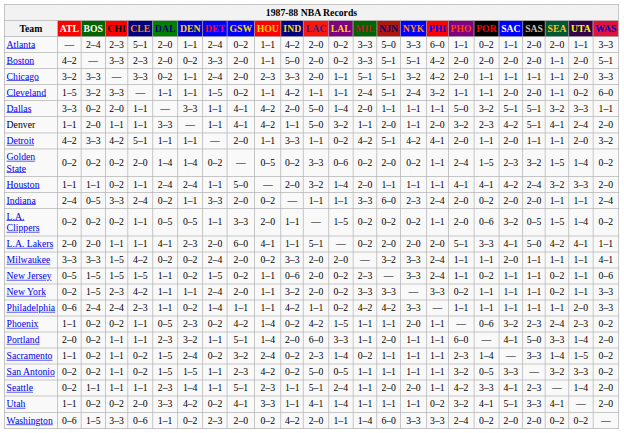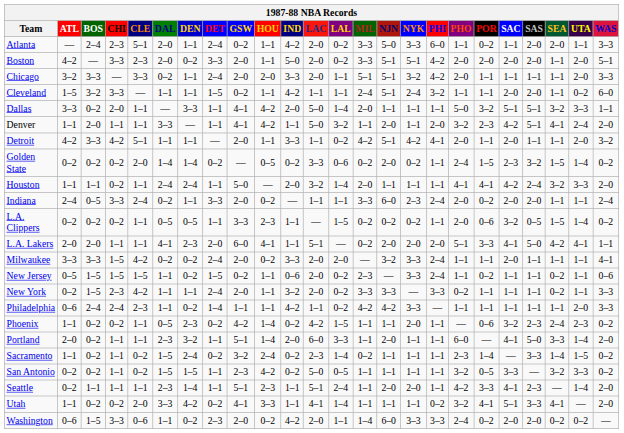(268, 76) 2–3 -> (268, 76) 2–0
(268, 222) 2–0 -> (268, 222) 2–3
